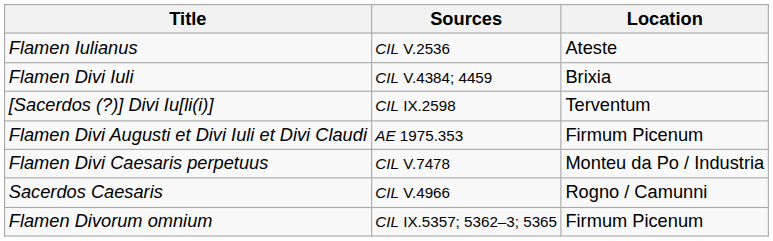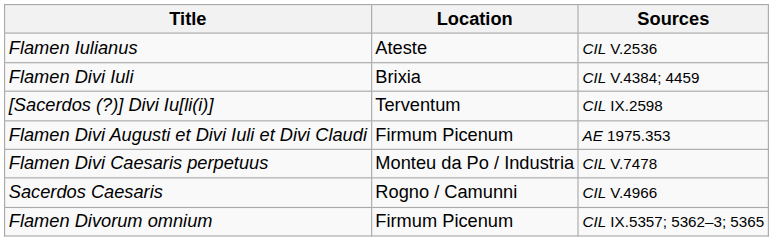columns swapped: (665, 18) <-> (466, 18)
